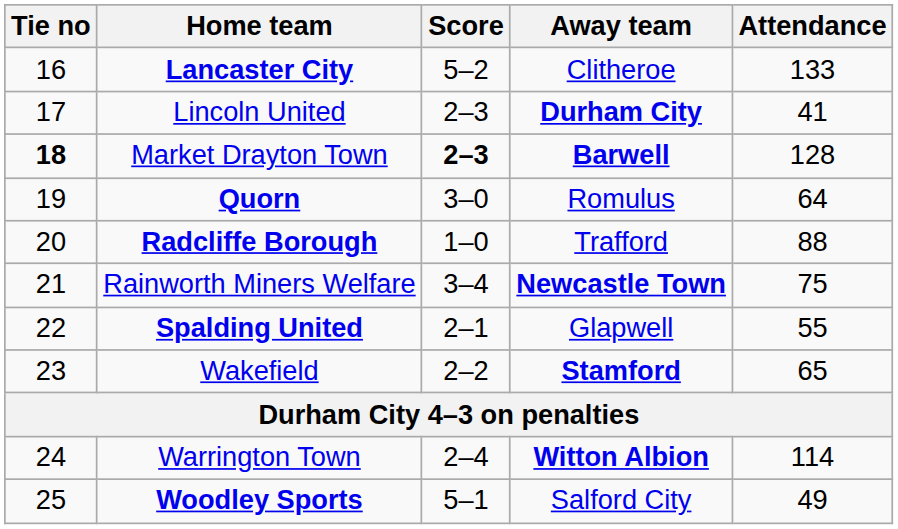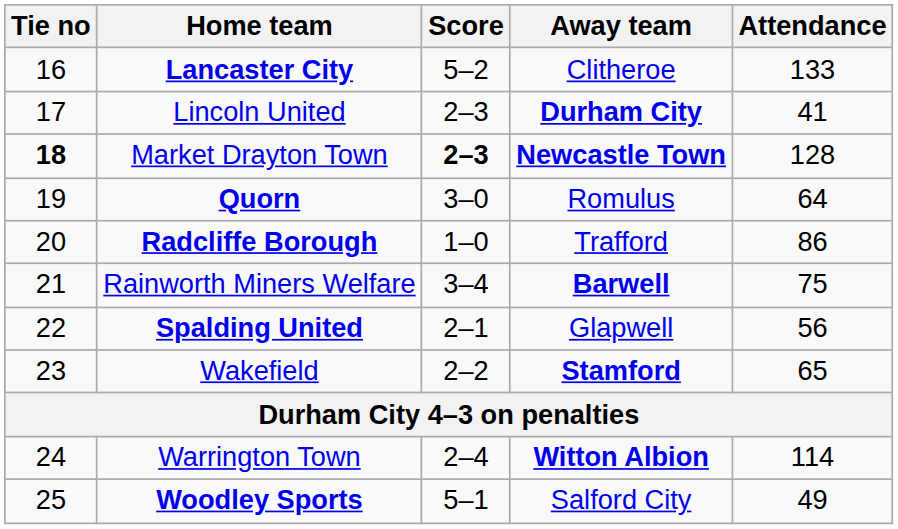(621, 155) Barwell -> (621, 155) Newcastle Town
(813, 241) 88 -> (813, 241) 86
(621, 284) Newcastle Town -> (621, 284) Barwell
(813, 328) 55 -> (813, 328) 56
